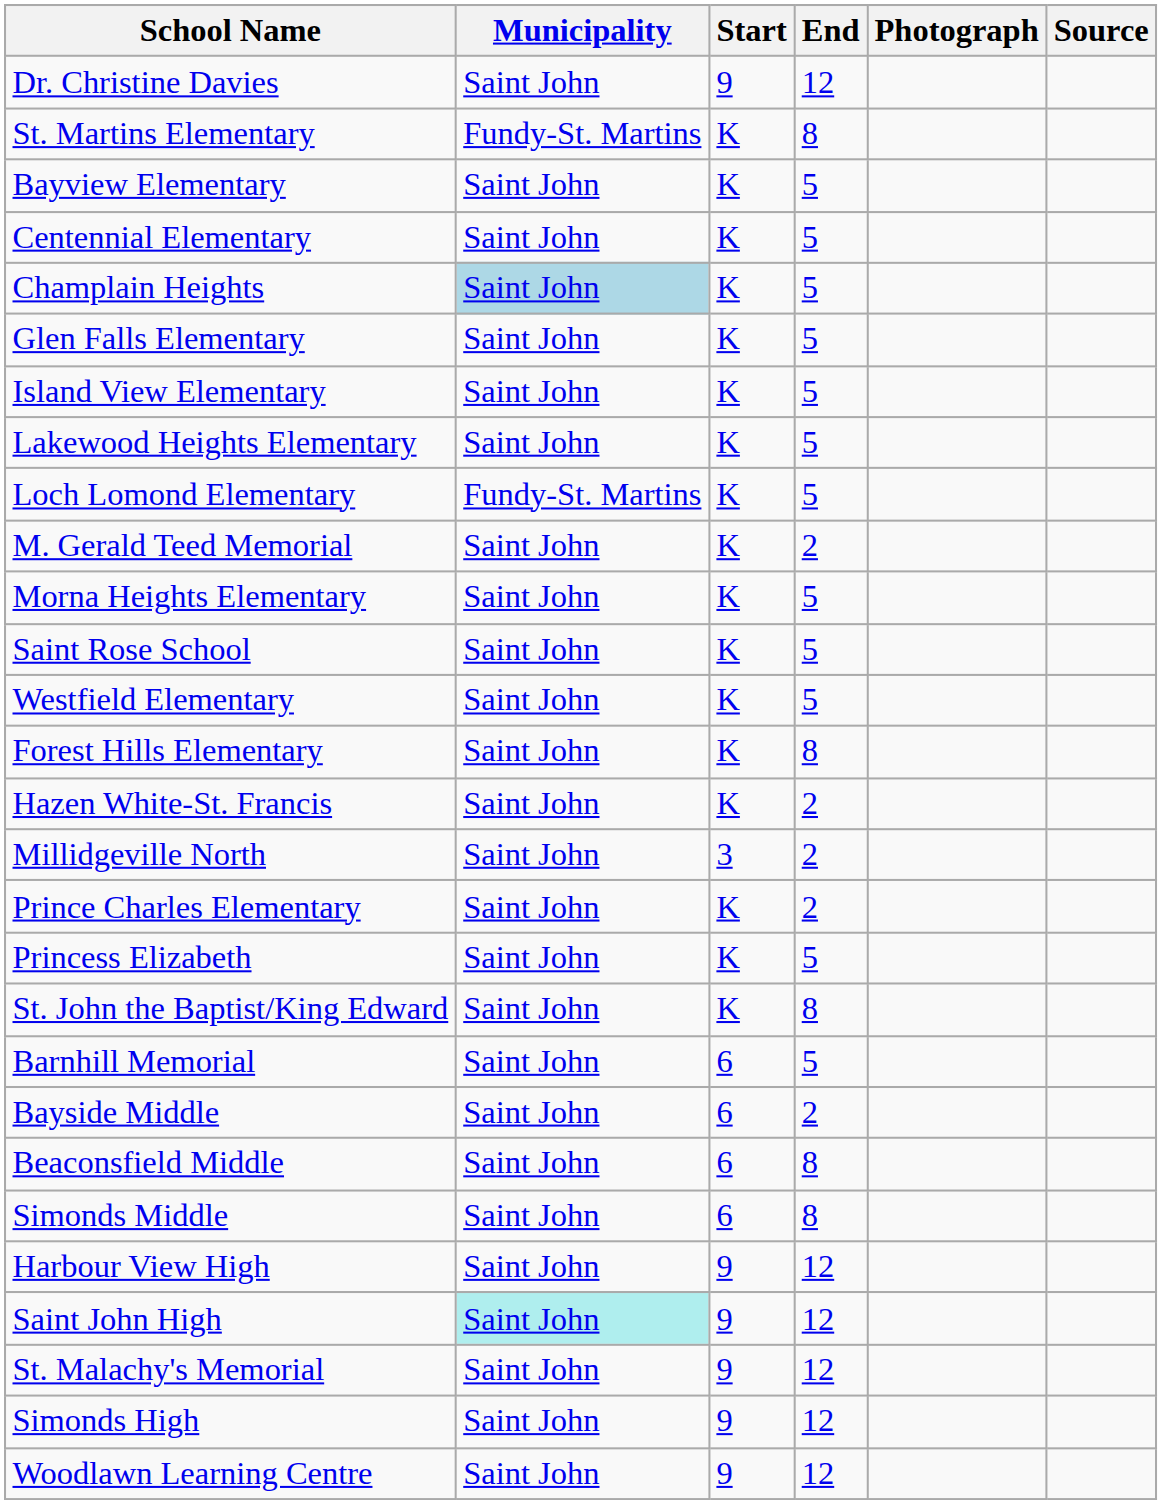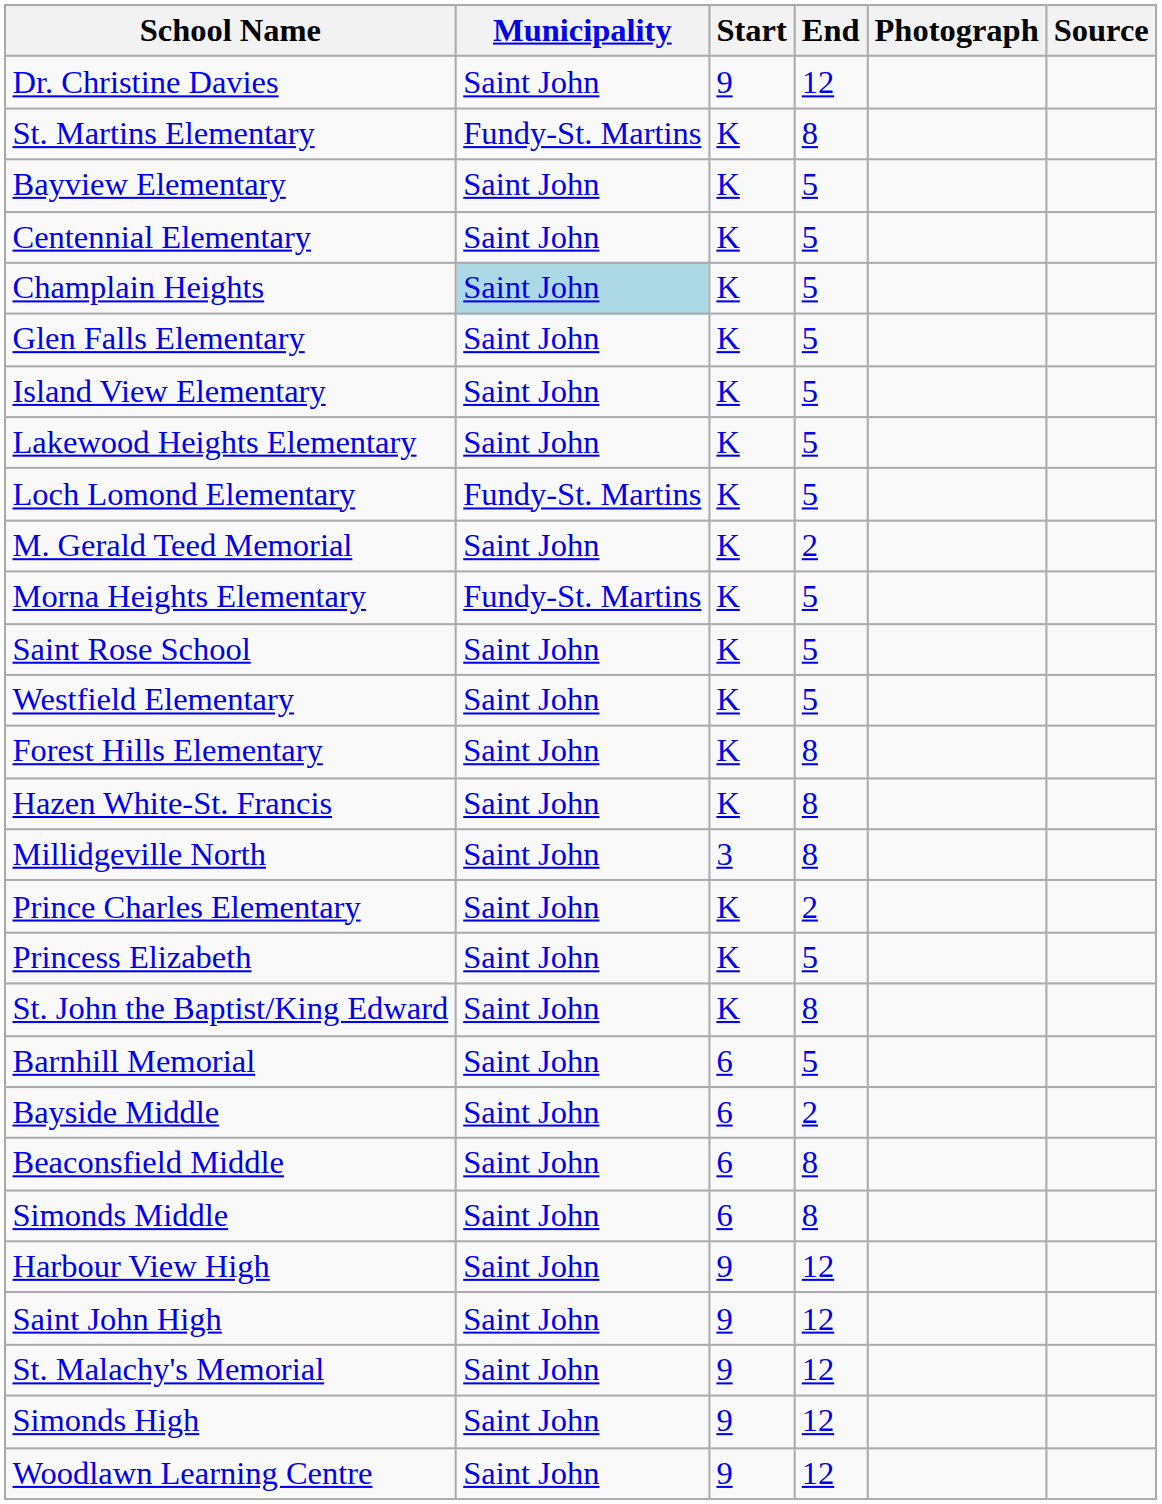(531, 596) Saint John -> (582, 596) Fundy-St. Martins
(810, 802) 2 -> (810, 802) 8
(810, 854) 2 -> (810, 854) 8
(531, 1318) paleturquoise background -> (531, 1318) no background
